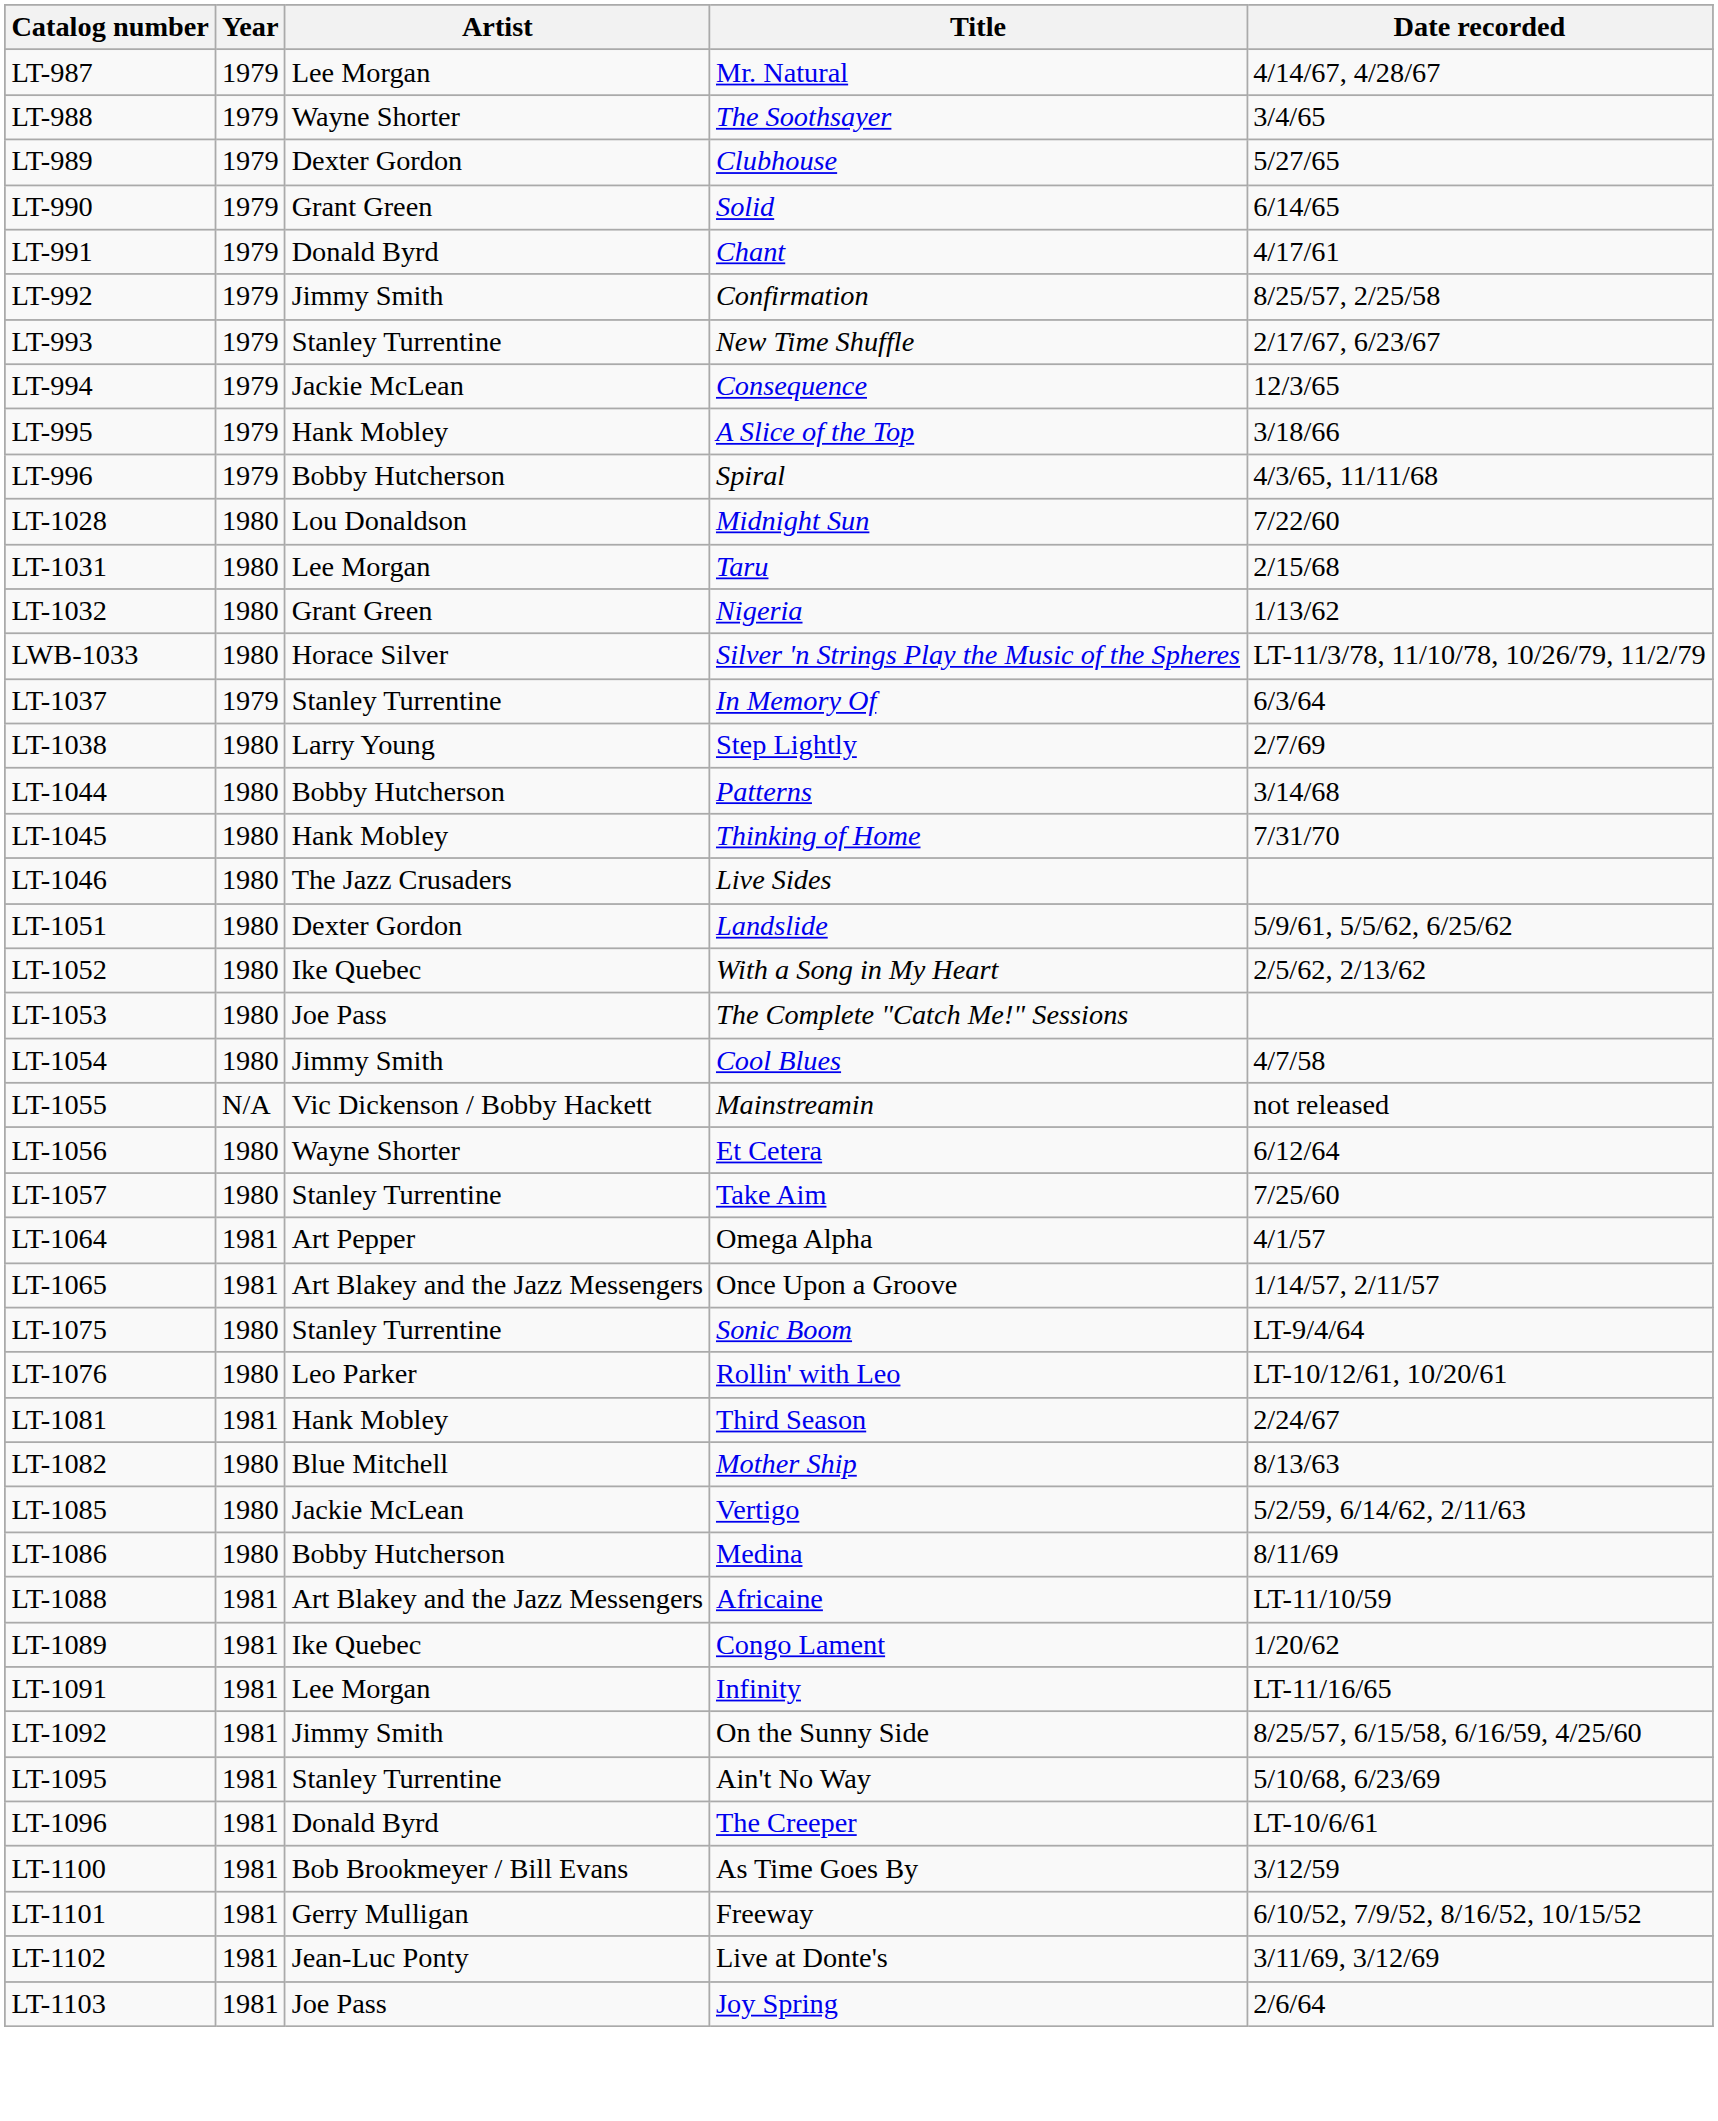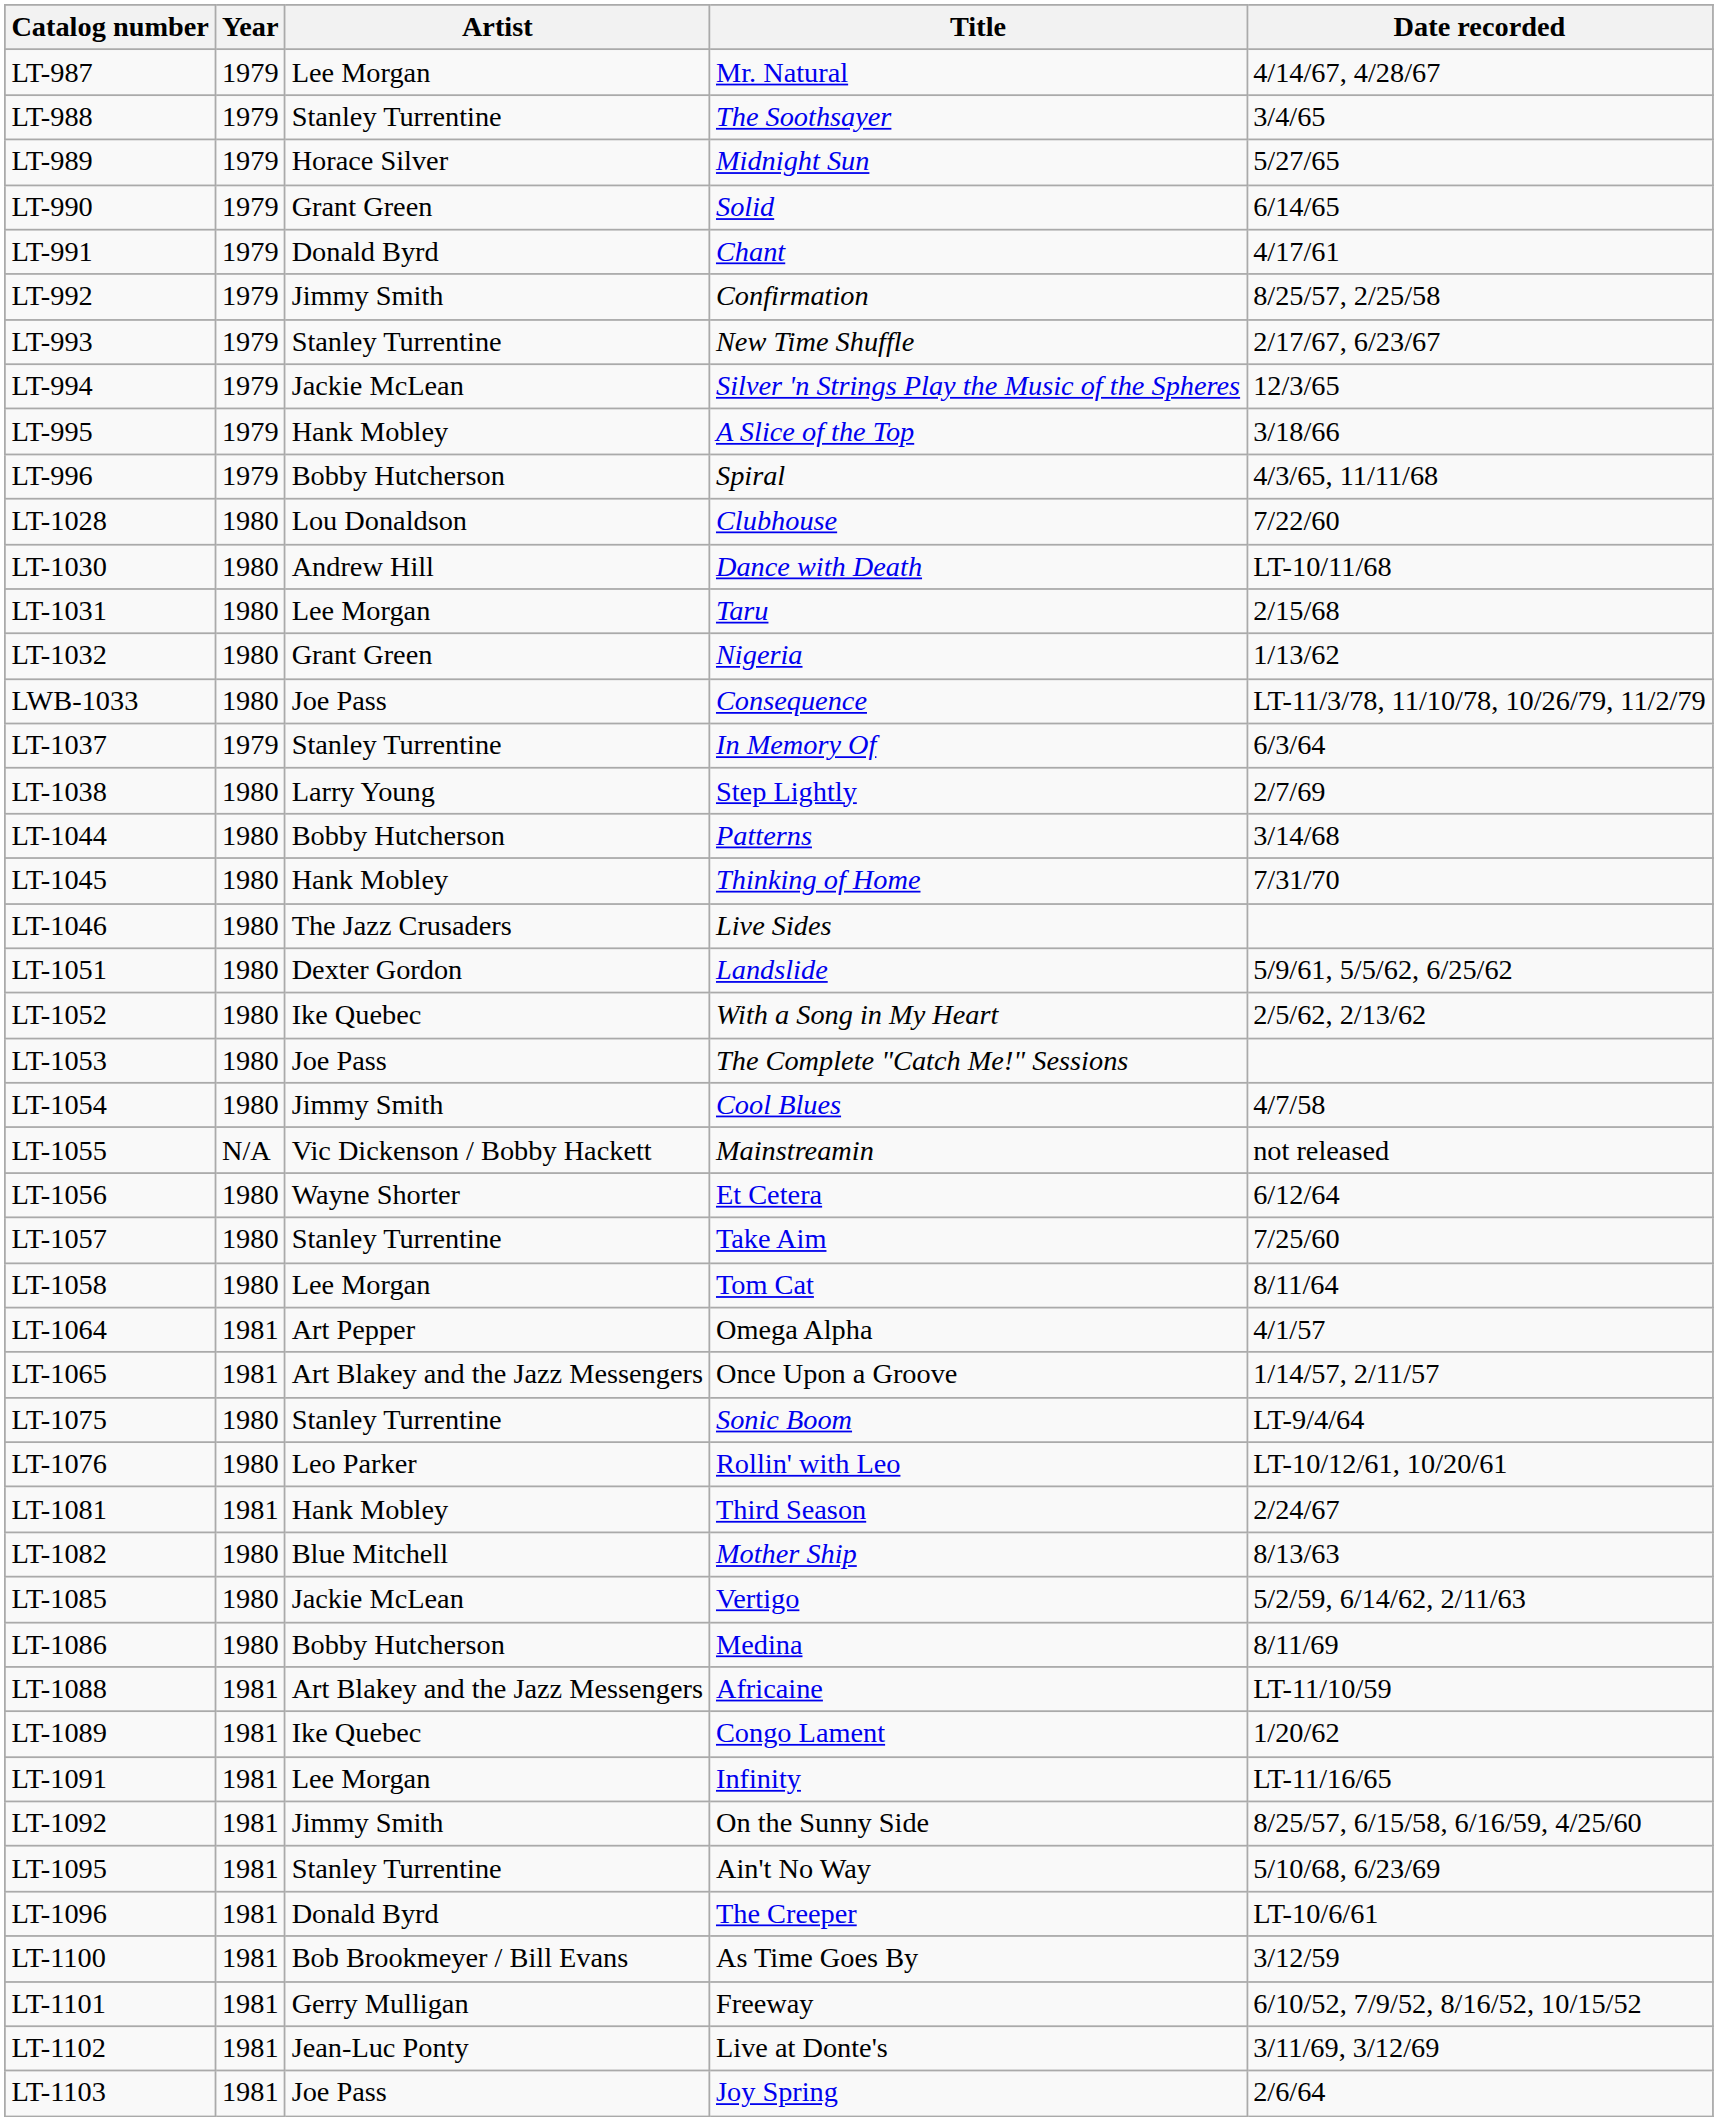(376, 116) Wayne Shorter -> (397, 116) Stanley Turrentine
(377, 161) Dexter Gordon -> (370, 161) Horace Silver
(777, 161) Clubhouse -> (793, 161) Midnight Sun
(791, 386) Consequence -> (978, 386) Silver 'n Strings Play the Music of the Spheres
(793, 521) Midnight Sun -> (777, 521) Clubhouse
+ row: (59, 565)
(370, 655) Horace Silver -> (339, 700) Joe Pass
(978, 655) Silver 'n Strings Play the Music of the Spheres -> (791, 700) Consequence
+ row: (59, 1284)
